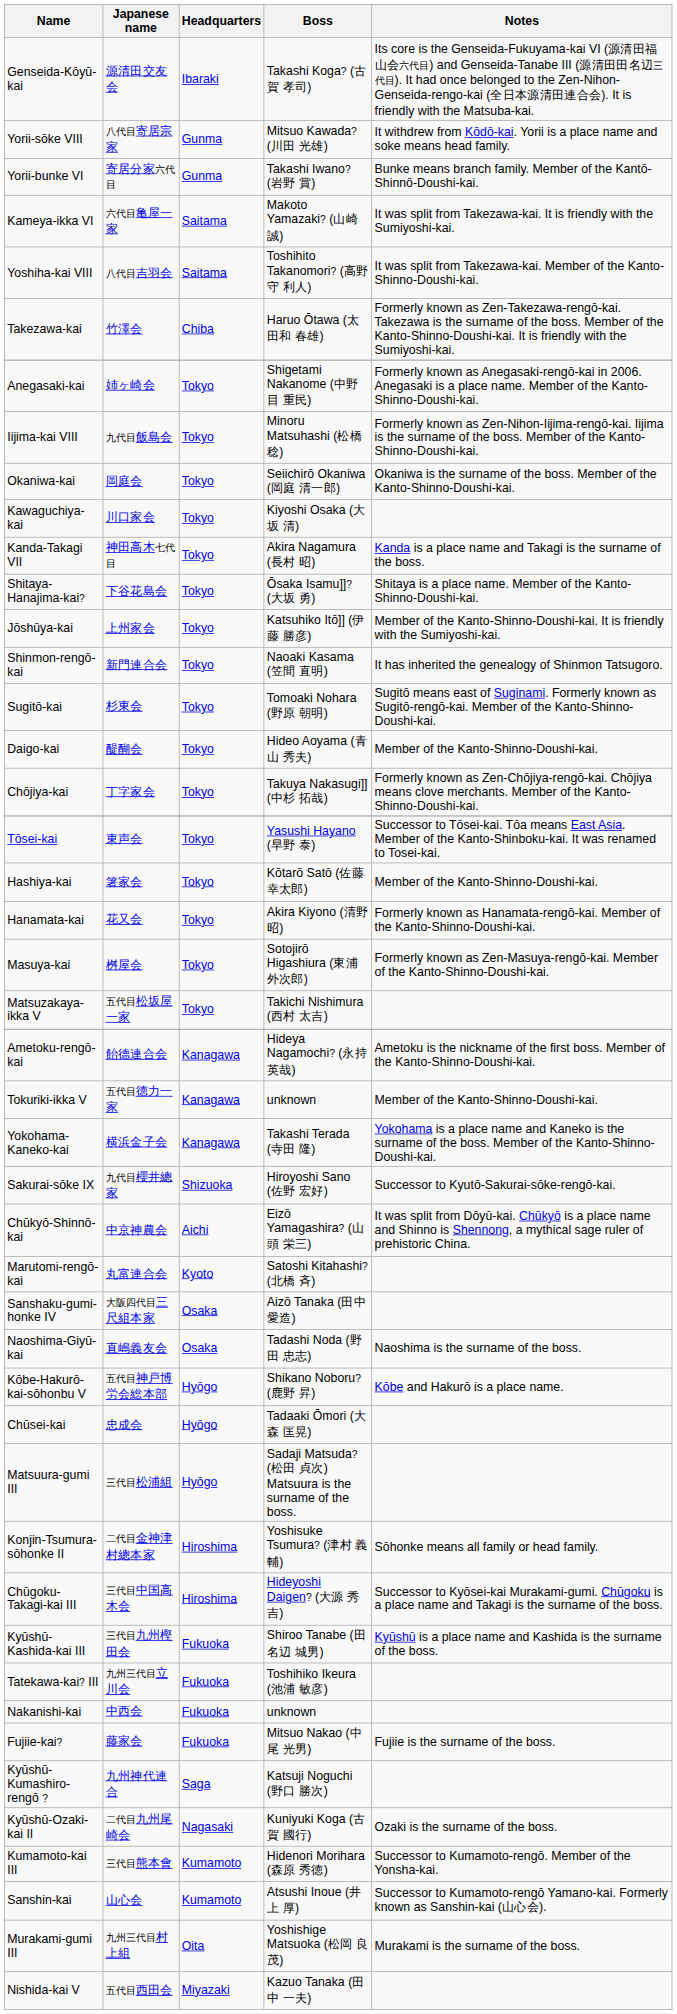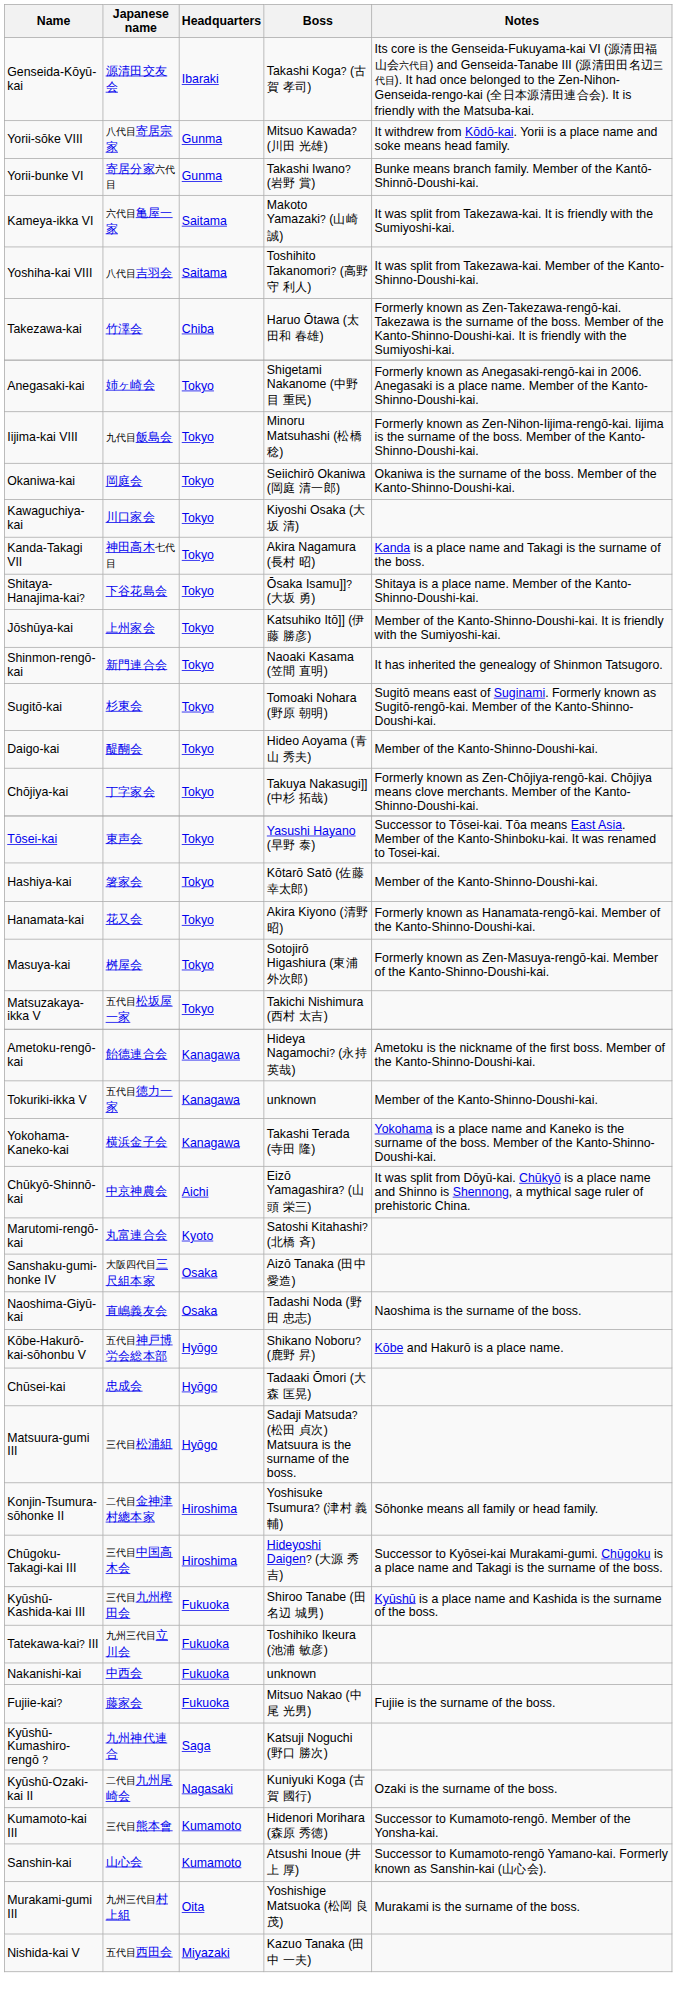- row: (51, 1185)
